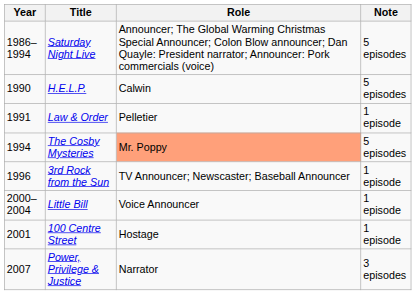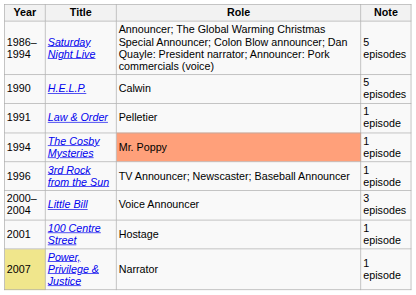(385, 147) 5 episodes -> (382, 147) 1 episode
(382, 205) 1 episode -> (385, 205) 3 episodes
(19, 269) no background -> (19, 269) khaki background
(385, 269) 3 episodes -> (382, 269) 1 episode
